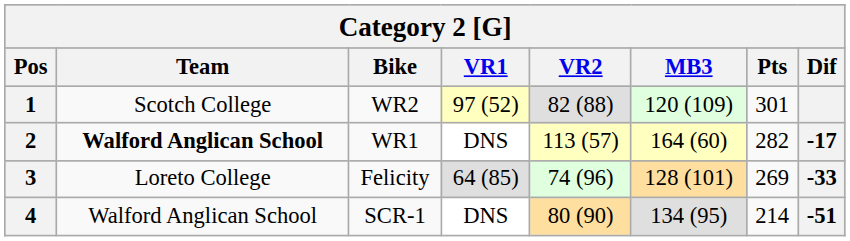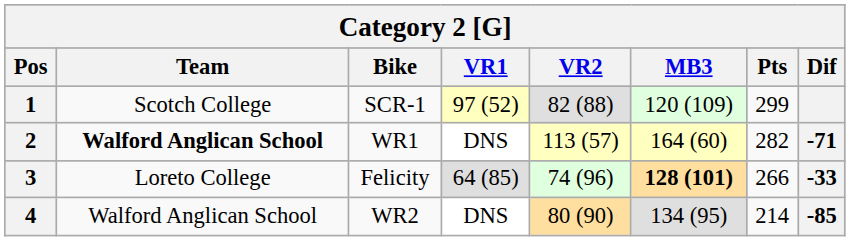(395, 103) WR2 -> (395, 103) SCR-1
(772, 103) 301 -> (772, 103) 299
(822, 141) -17 -> (822, 141) -71
(689, 178) normal -> (689, 178) bold
(772, 178) 269 -> (772, 178) 266
(395, 215) SCR-1 -> (395, 215) WR2
(822, 215) -51 -> (822, 215) -85
